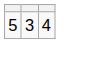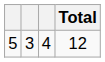+ column: (78, 17)
